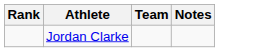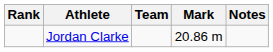+ column: (199, 15)
